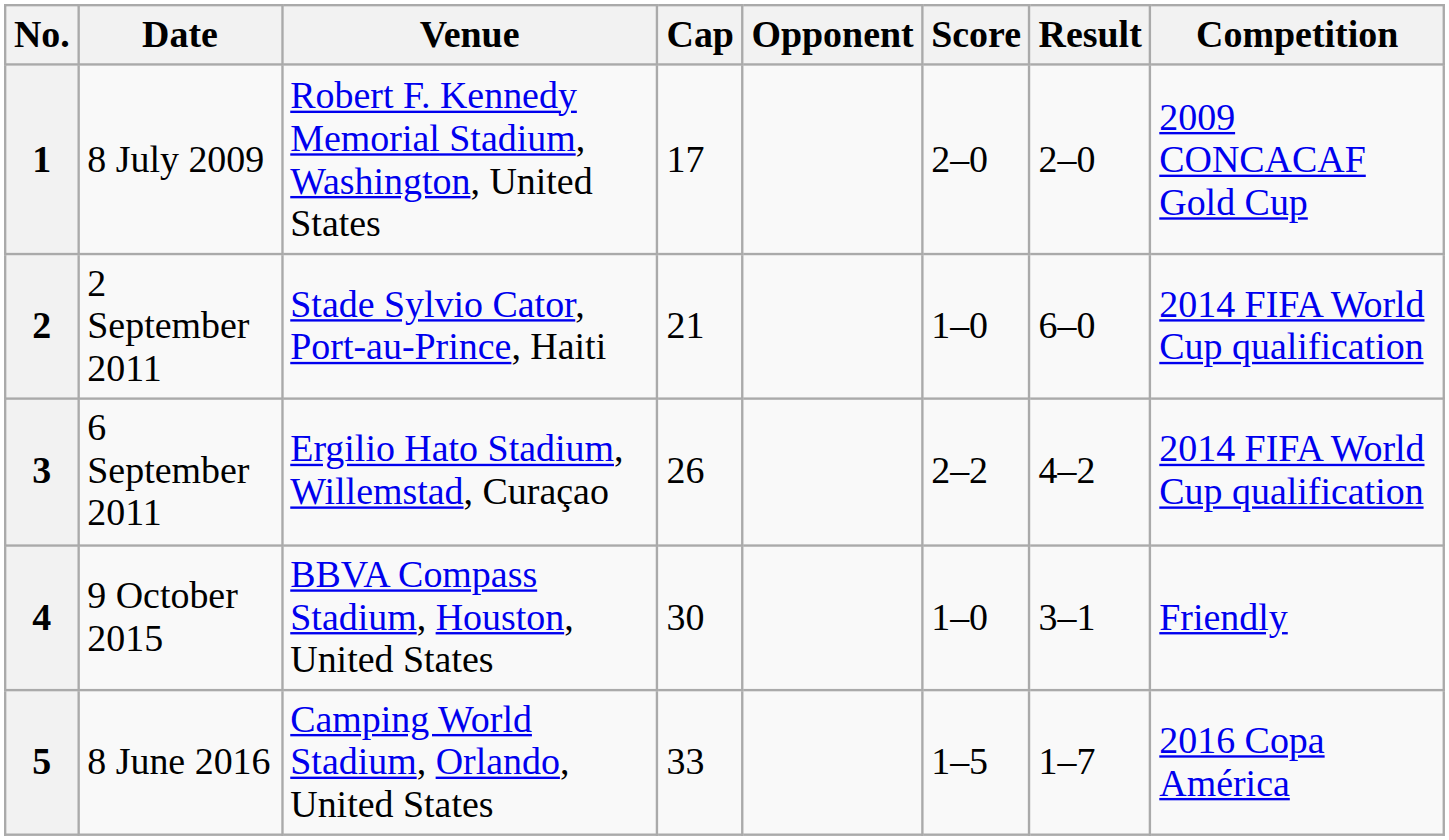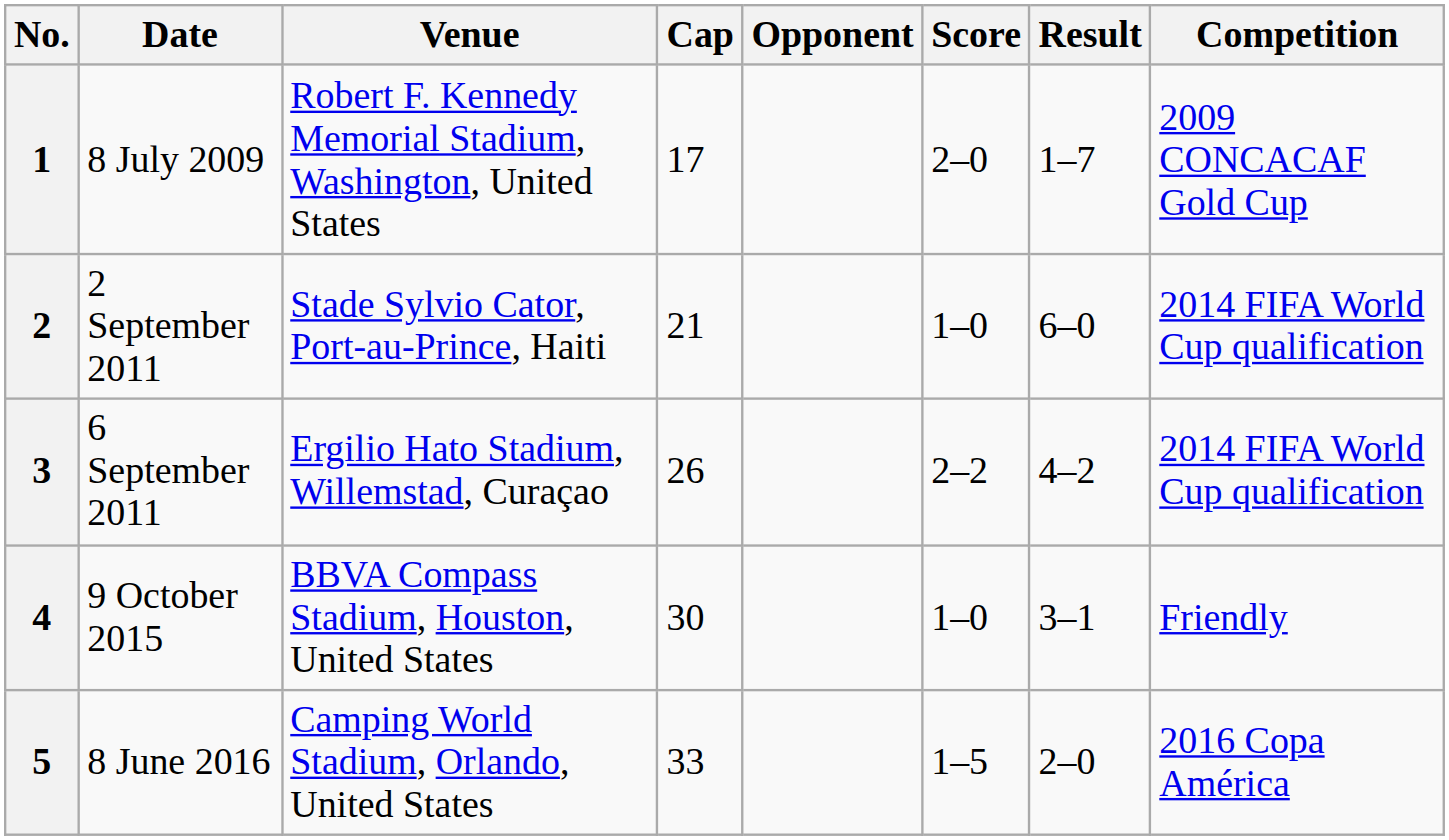(1067, 158) 2–0 -> (1067, 158) 1–7
(1067, 761) 1–7 -> (1067, 761) 2–0
